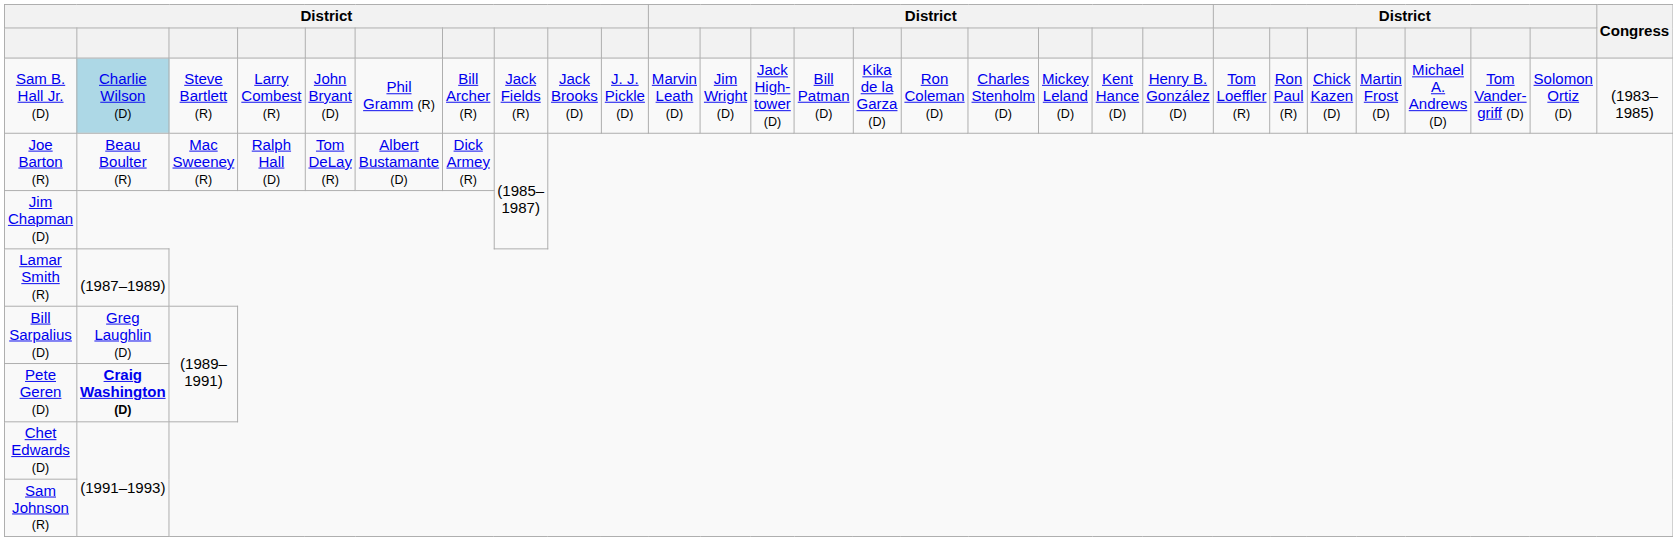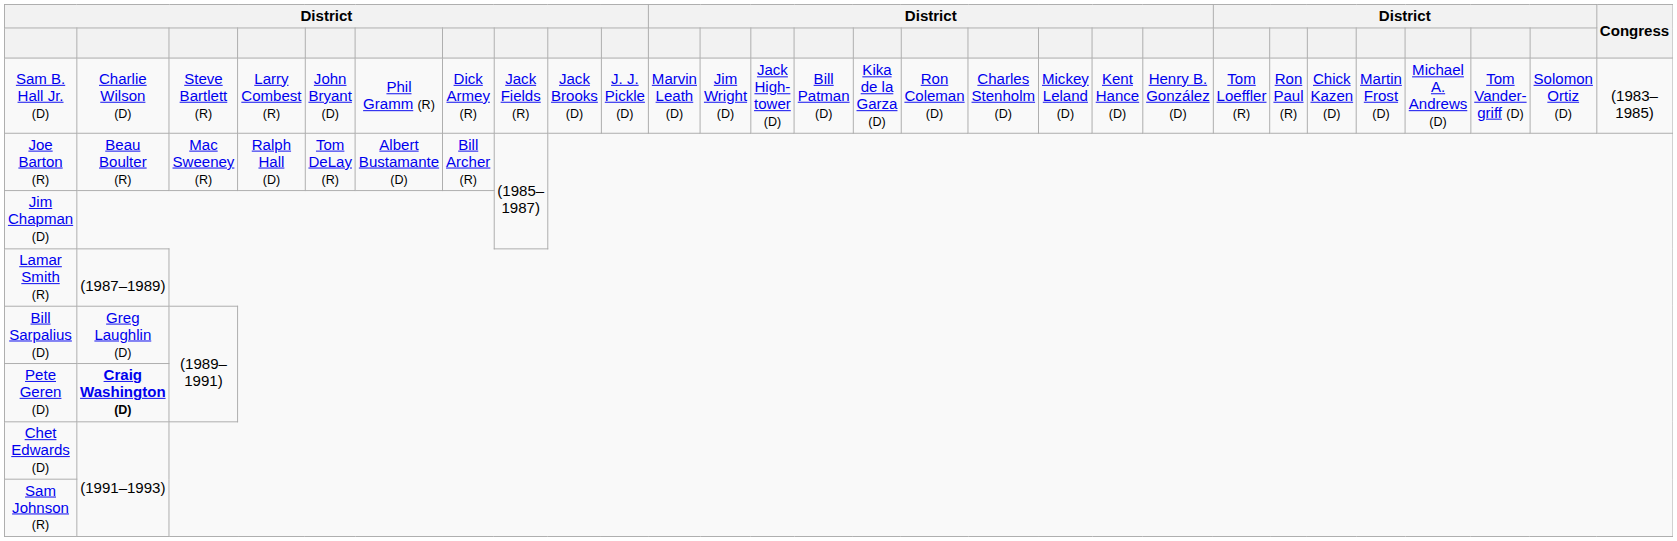(123, 95) lightblue background -> (123, 95) no background
(468, 95) Bill Archer (R) -> (468, 95) Dick Armey (R)
(468, 161) Dick Armey (R) -> (468, 161) Bill Archer (R)
